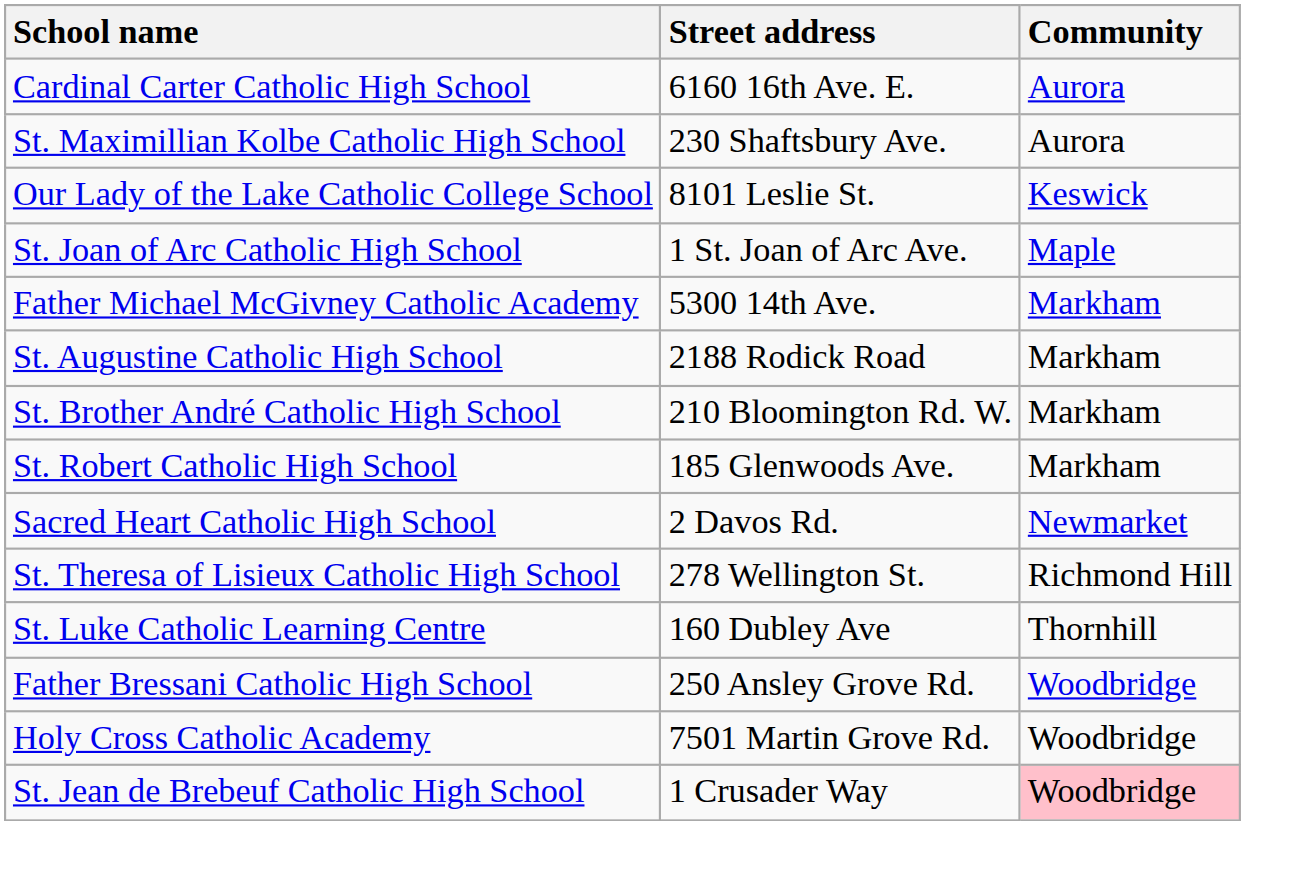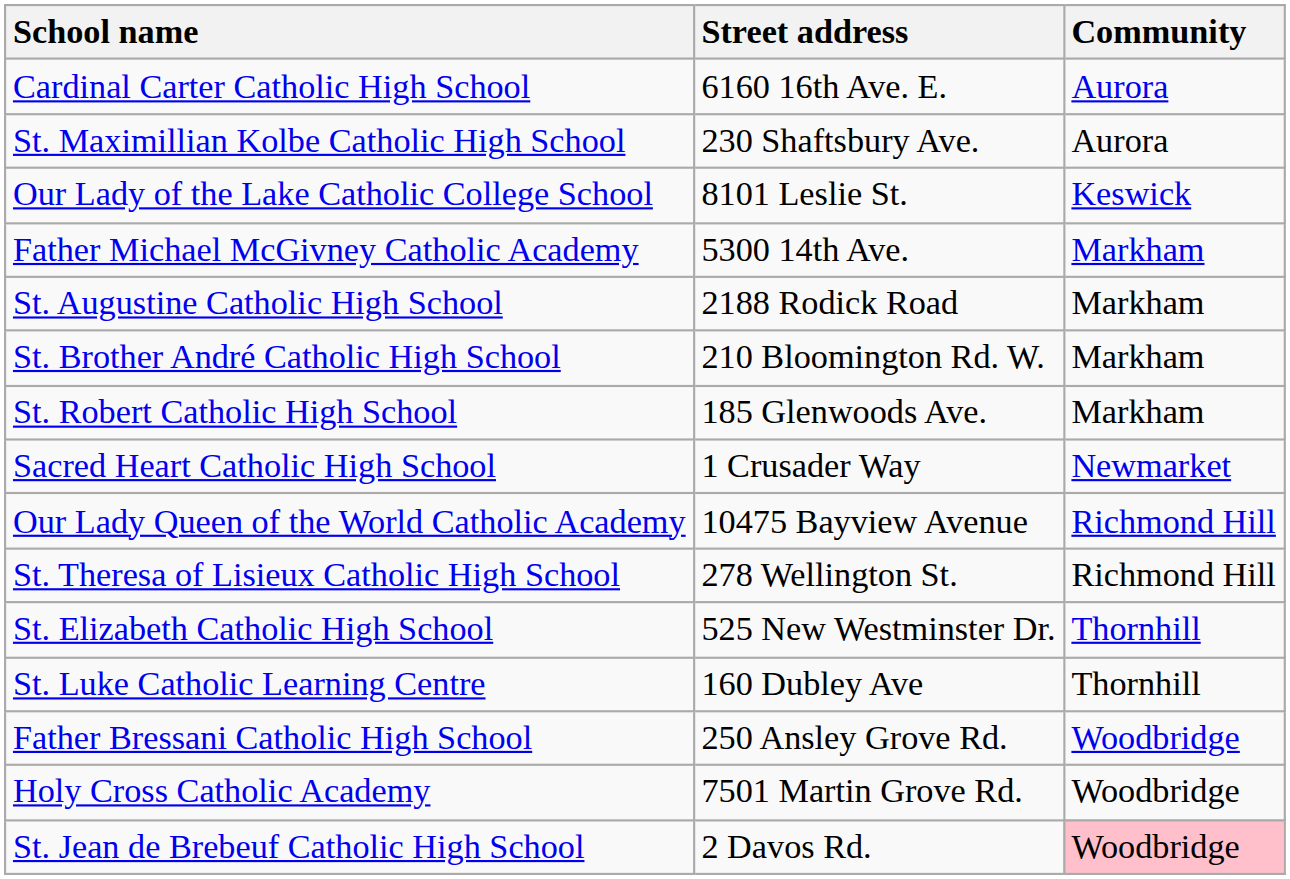- row: (267, 248)
(754, 520) 2 Davos Rd. -> (811, 466) 1 Crusader Way
+ row: (349, 520)
+ row: (253, 628)
(778, 791) 1 Crusader Way -> (787, 846) 2 Davos Rd.
